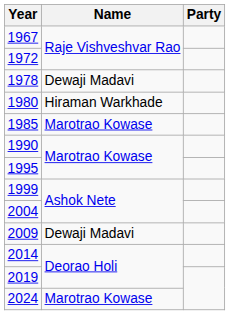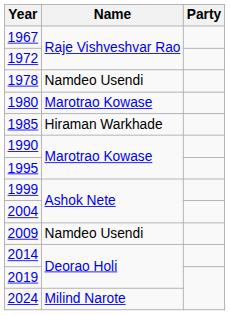(89, 80) Dewaji Madavi -> (94, 80) Namdeo Usendi
(104, 102) Hiraman Warkhade -> (98, 102) Marotrao Kowase
(98, 124) Marotrao Kowase -> (104, 124) Hiraman Warkhade
(89, 233) Dewaji Madavi -> (94, 233) Namdeo Usendi
(98, 299) Marotrao Kowase -> (85, 299) Milind Narote
